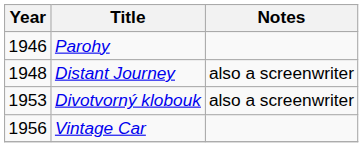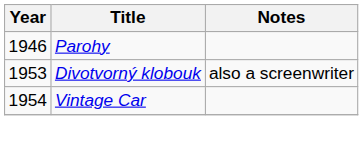- row: (115, 73)
(28, 127) 1956 -> (28, 100) 1954
